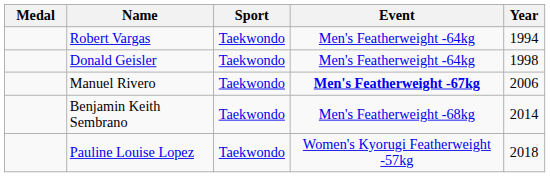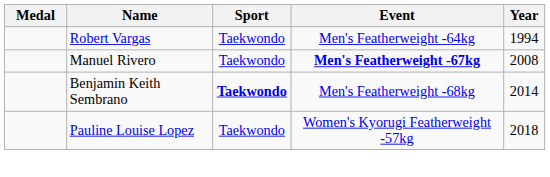- row: (113, 60)
(524, 83) 2006 -> (524, 60) 2008
(252, 114) normal -> (252, 91) bold
